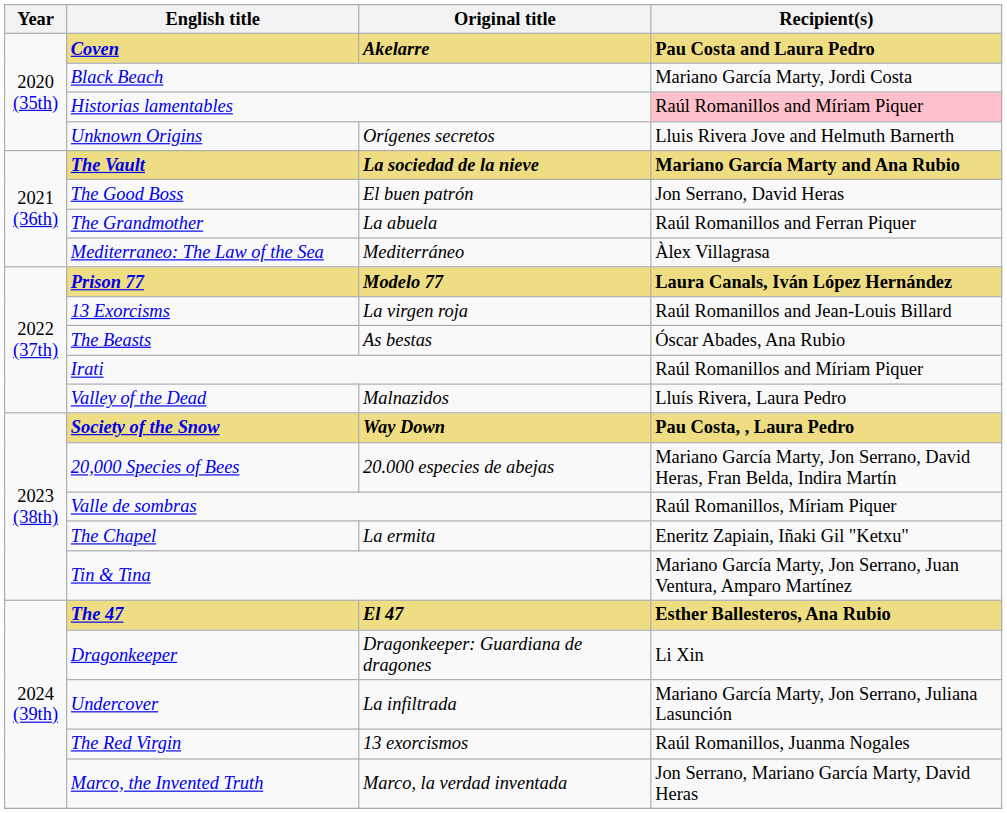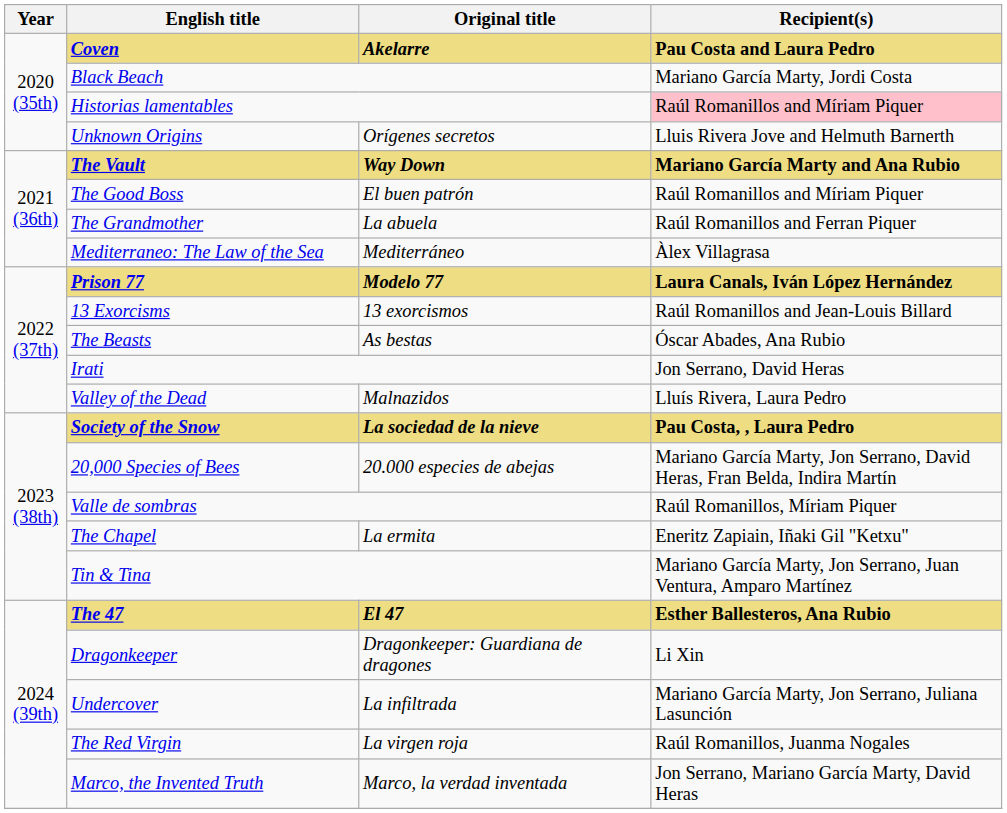(451, 164) La sociedad de la nieve -> (404, 164) Way Down
(750, 194) Jon Serrano, David Heras -> (789, 194) Raúl Romanillos and Míriam Piquer
(416, 310) La virgen roja -> (416, 310) 13 exorcismos
(789, 369) Raúl Romanillos and Míriam Piquer -> (750, 369) Jon Serrano, David Heras
(404, 427) Way Down -> (451, 427) La sociedad de la nieve
(416, 743) 13 exorcismos -> (416, 743) La virgen roja
